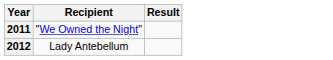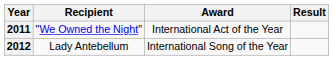+ column: (218, 13)
